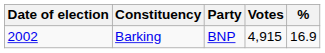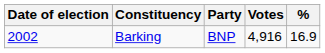(265, 36) 4,915 -> (265, 36) 4,916
